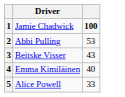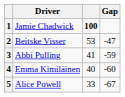+ column: (110, 11)
(38, 40) Abbi Pulling -> (40, 40) Beitske Visser
(40, 55) Beitske Visser -> (38, 55) Abbi Pulling
(91, 55) 43 -> (91, 55) 41
